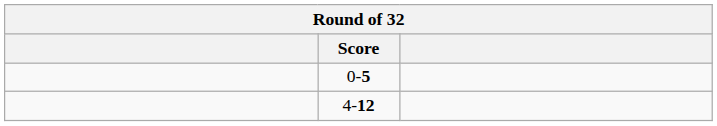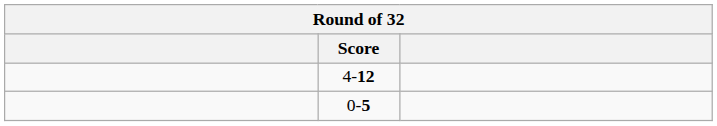rows swapped: (359, 106) <-> (359, 77)
